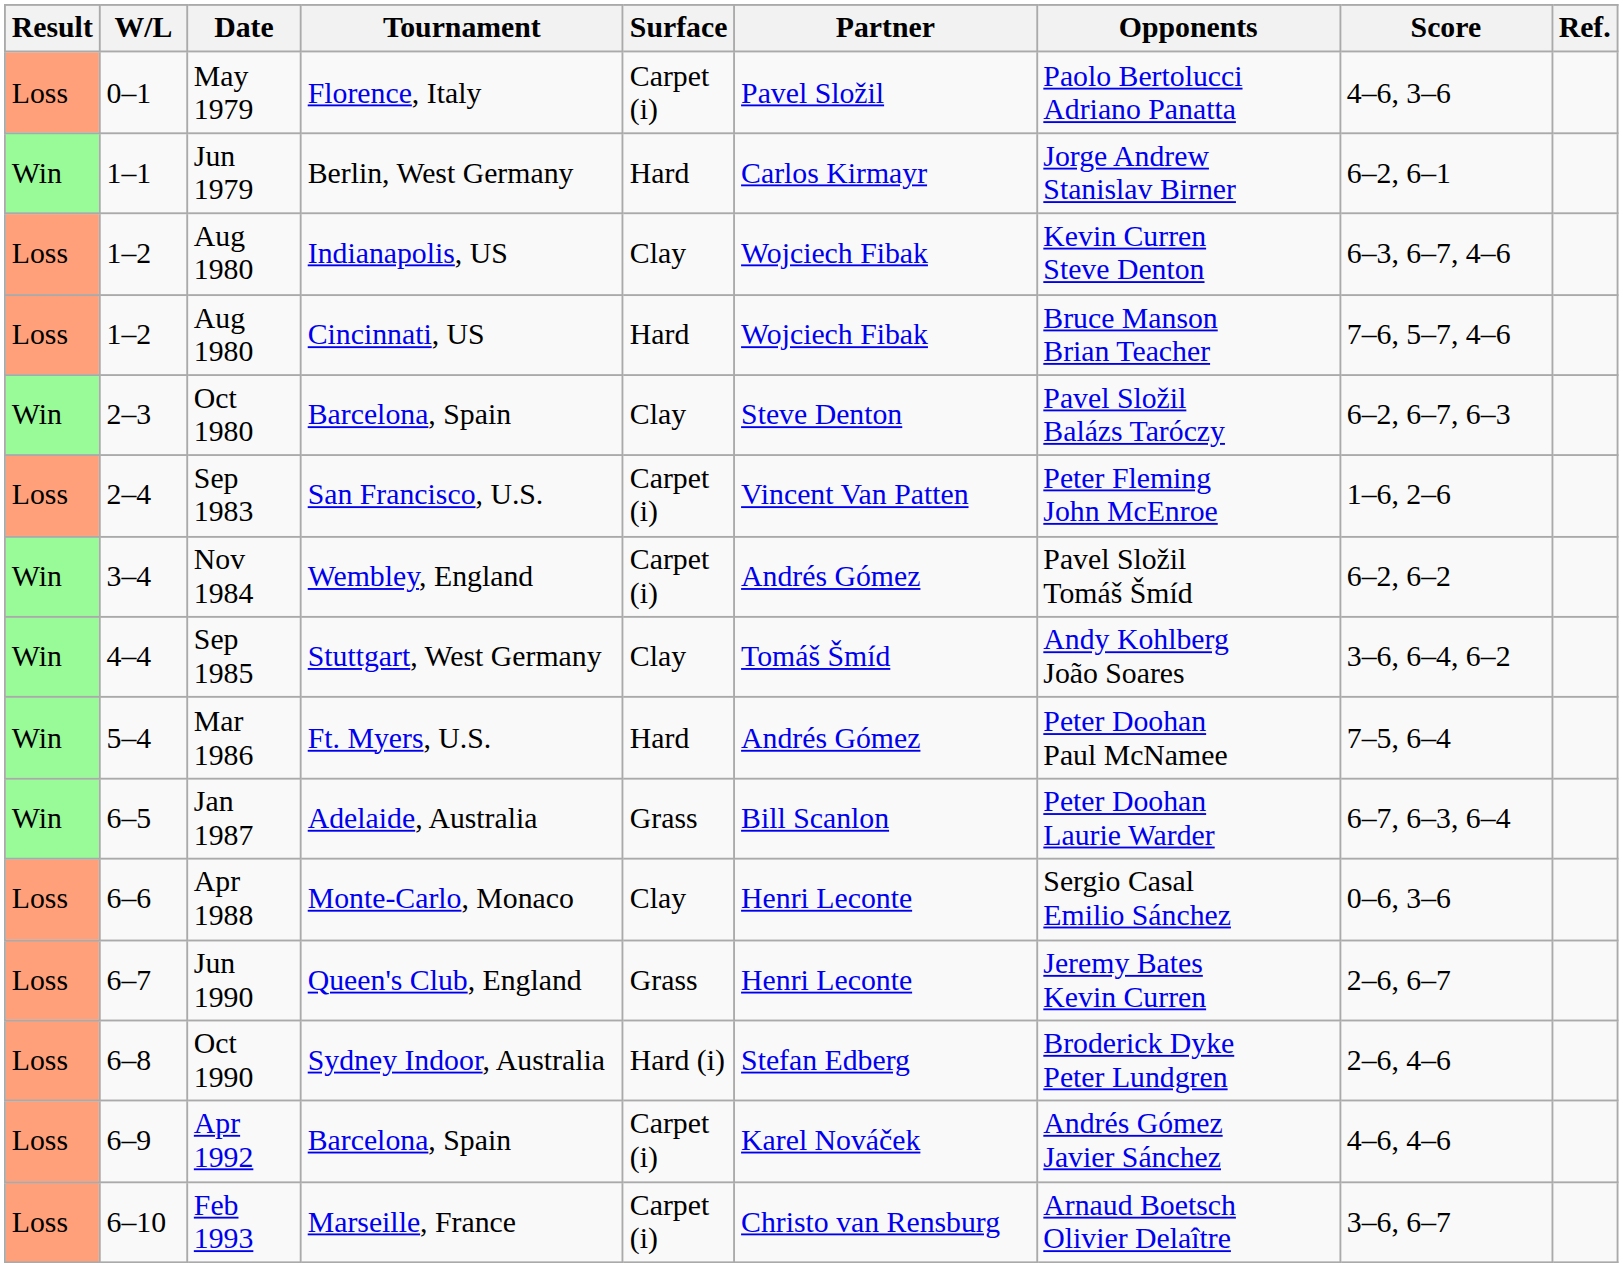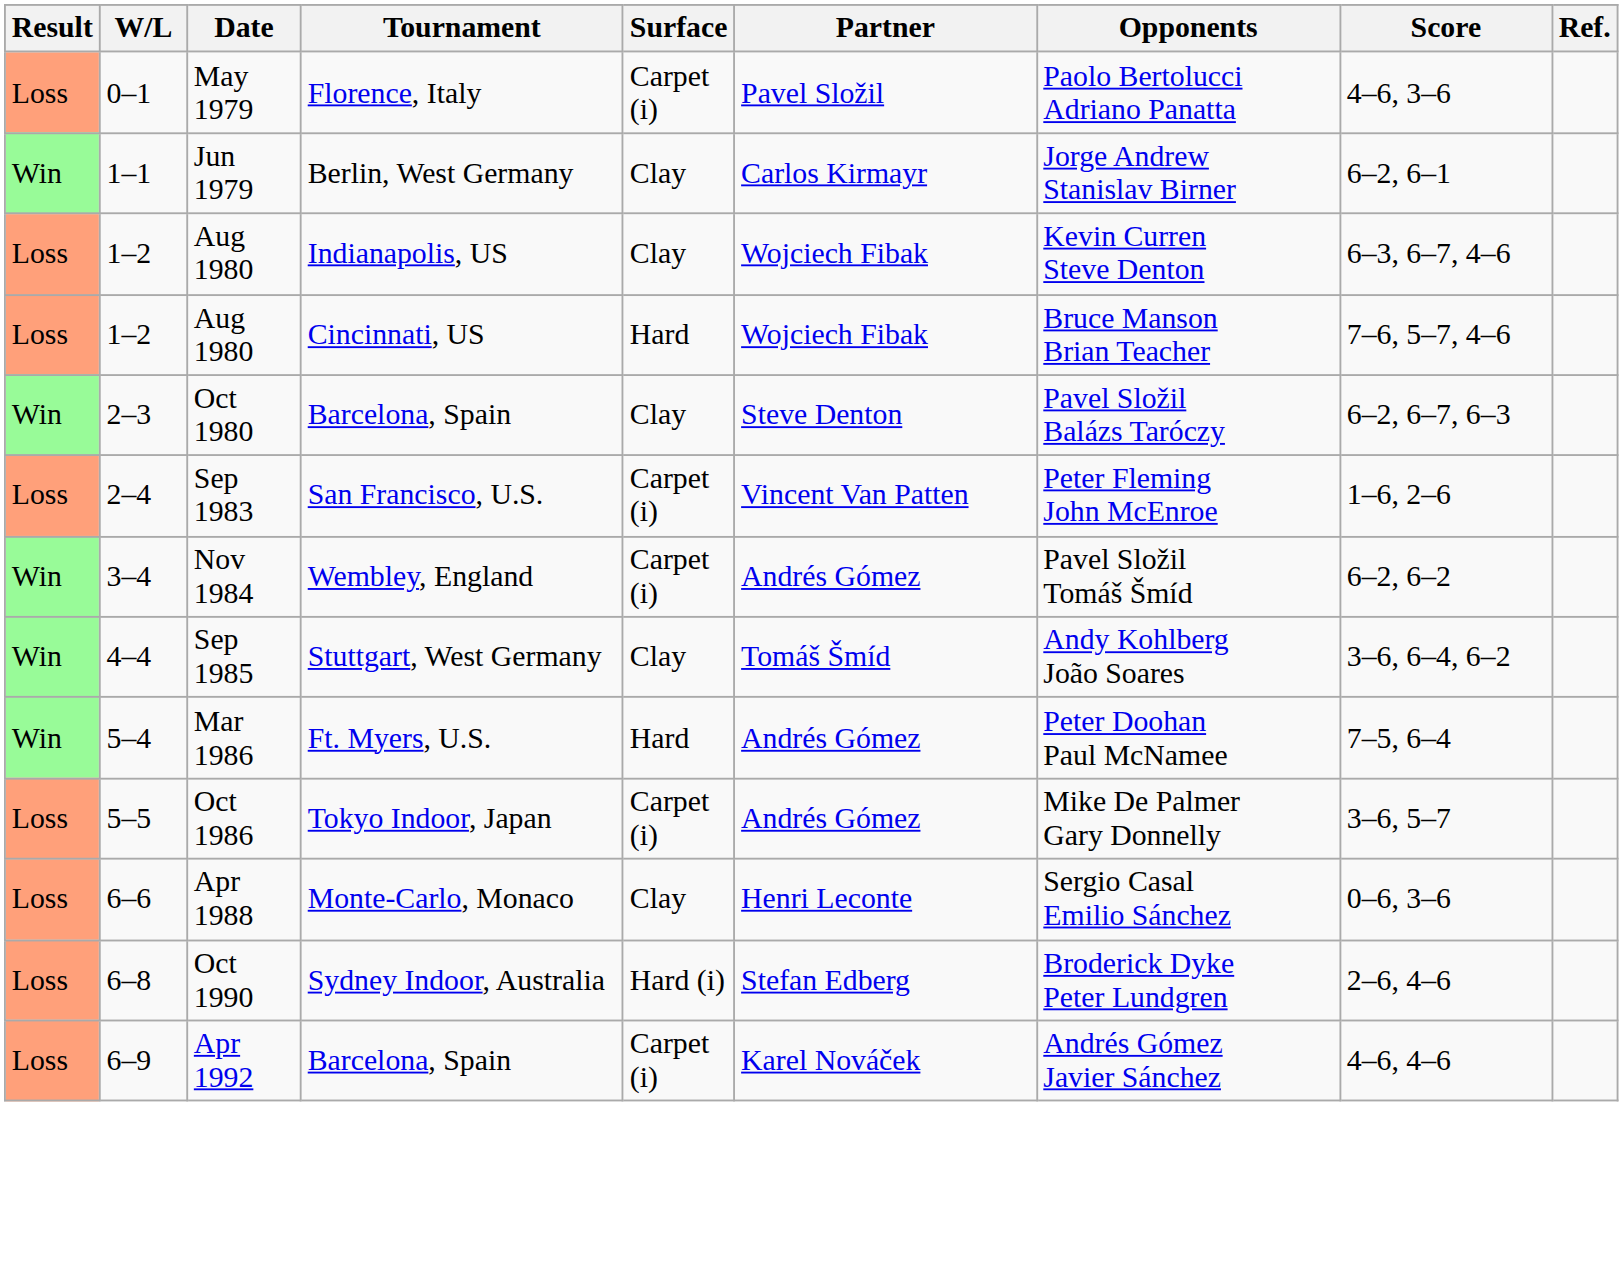(660, 172) Hard -> (658, 172) Clay
+ row: (224, 818)
- row: (224, 818)
- row: (224, 979)
- row: (224, 1221)
